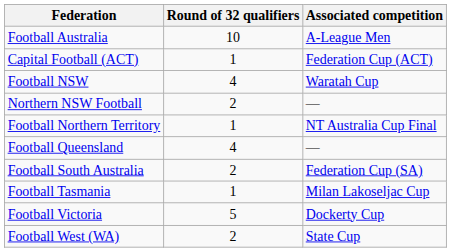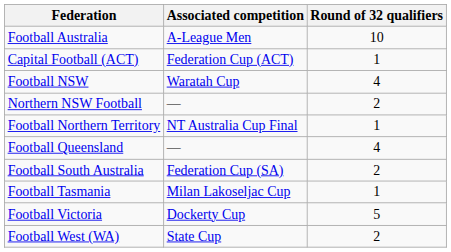columns swapped: (374, 15) <-> (233, 15)
